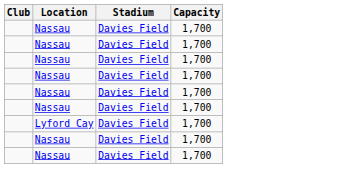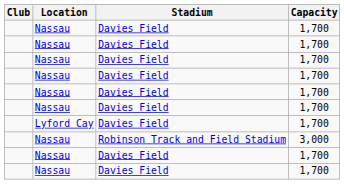+ row: (52, 139)
